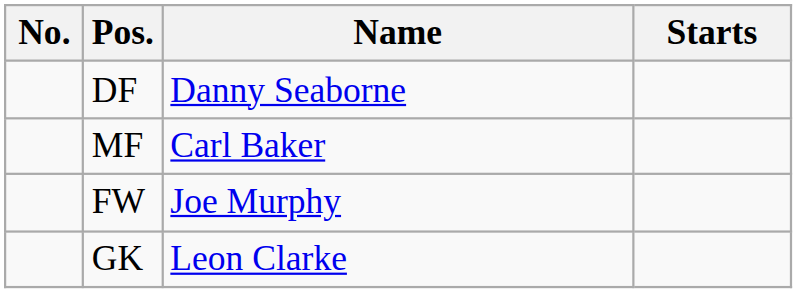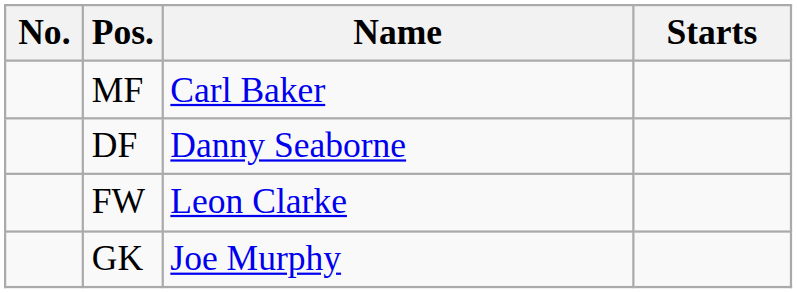rows swapped: (117, 145) <-> (115, 88)
(256, 201) Joe Murphy -> (259, 201) Leon Clarke
(259, 257) Leon Clarke -> (256, 257) Joe Murphy
